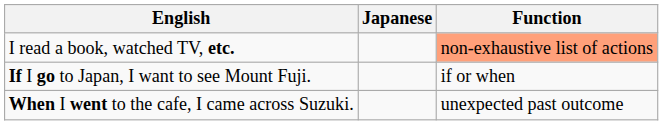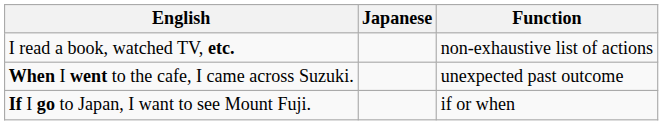(547, 47) lightsalmon background -> (547, 47) no background
rows swapped: (160, 76) <-> (181, 104)
